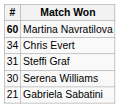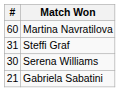(13, 29) bold -> (13, 29) normal
- row: (49, 45)
